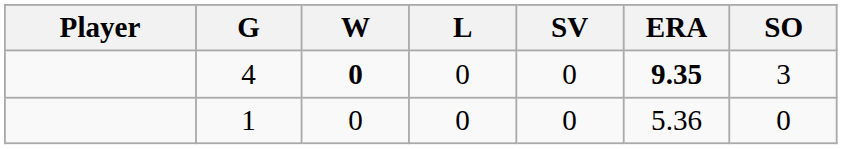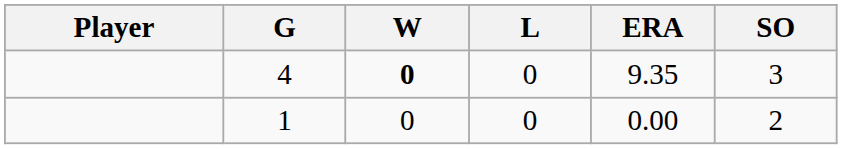- column: (570, 27)
(677, 73) bold -> (653, 73) normal
(677, 119) 5.36 -> (653, 119) 0.00
(784, 119) 0 -> (776, 119) 2
